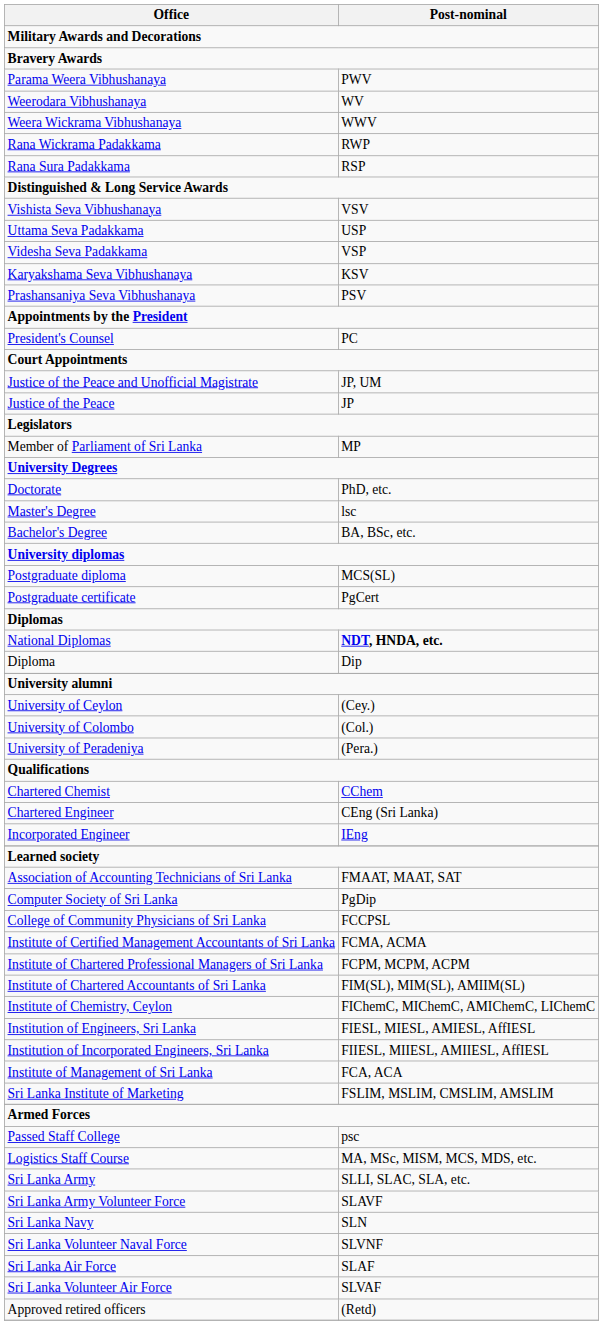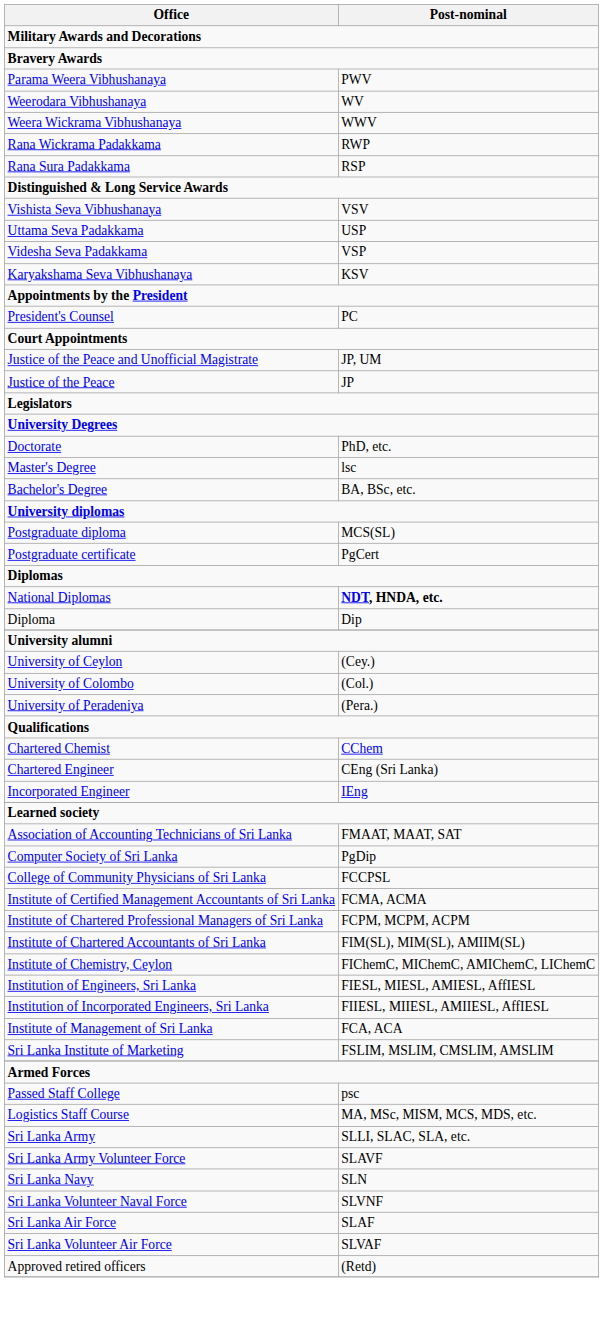- row: (101, 295)
- row: (105, 446)
